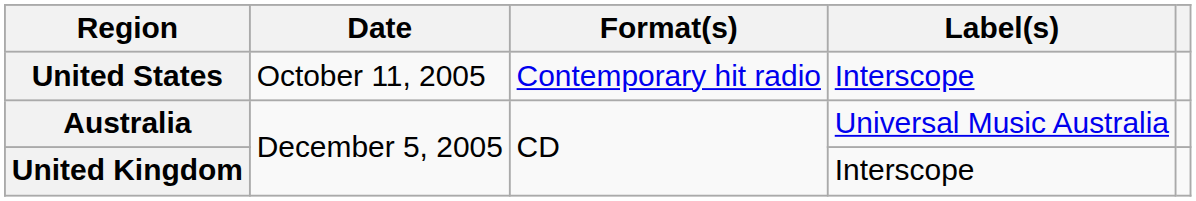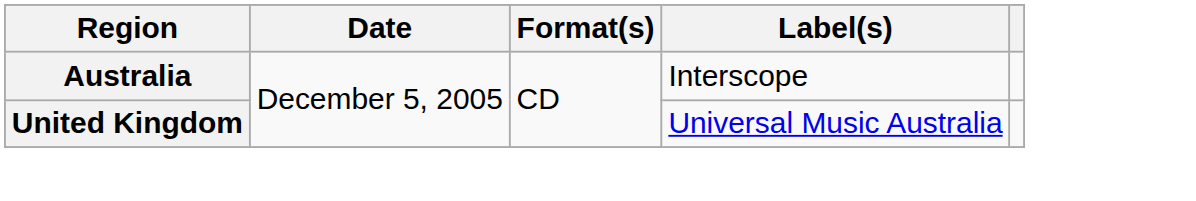- row: (127, 75)
(1002, 123) Universal Music Australia -> (738, 75) Interscope
(905, 170) Interscope -> (835, 123) Universal Music Australia
